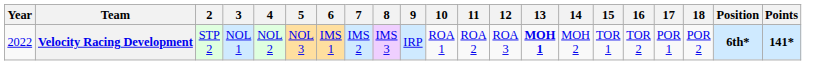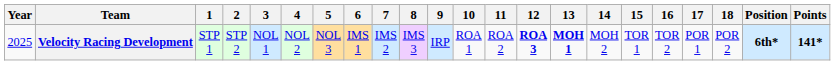+ column: (209, 14)
(20, 42) 2022 -> (20, 42) 2025
(505, 42) normal -> (533, 42) bold
